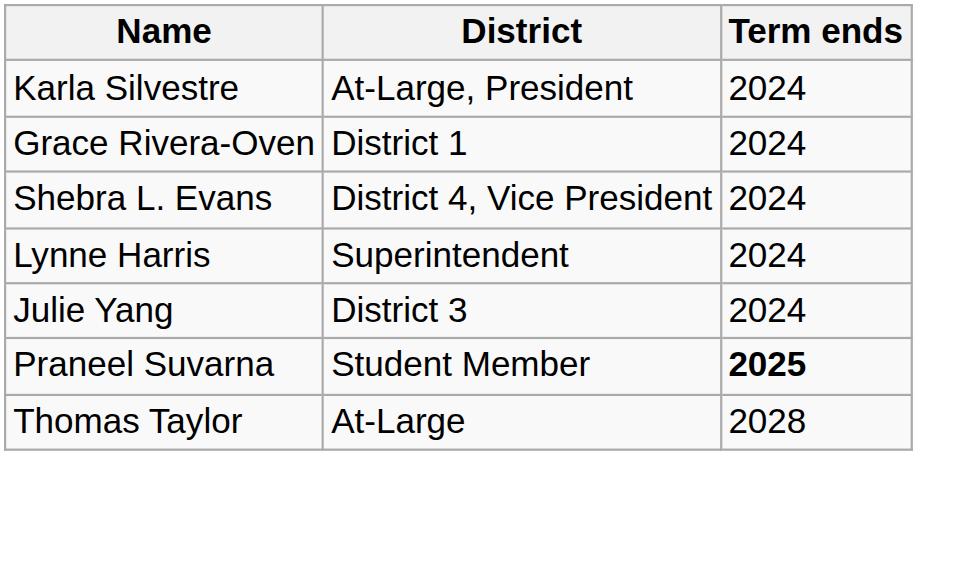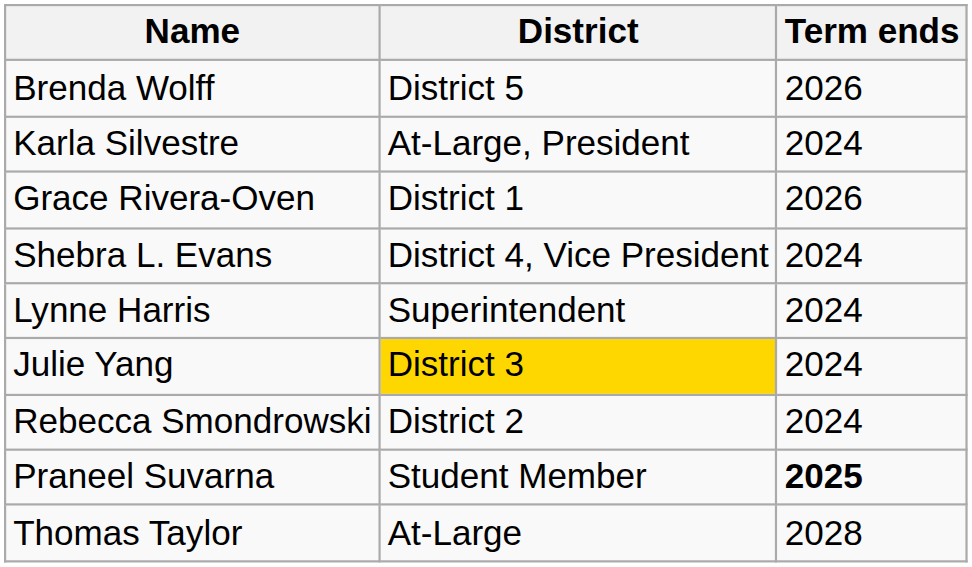+ row: (114, 87)
(767, 143) 2024 -> (824, 198) 2026
(399, 310) no background -> (456, 365) gold background
+ row: (192, 421)
